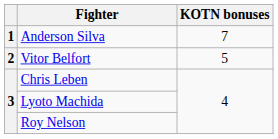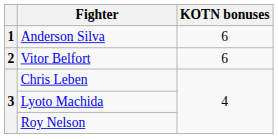(225, 36) 7 -> (225, 36) 6
(225, 58) 5 -> (225, 58) 6
